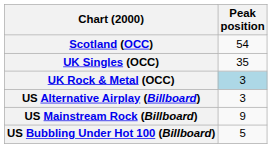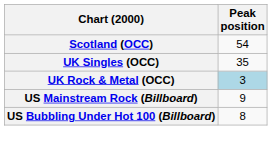- row: (111, 98)
(243, 134) 5 -> (243, 116) 8
